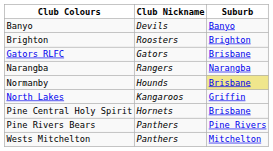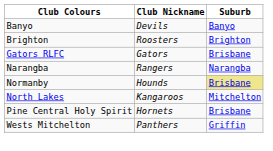(227, 97) Griffin -> (235, 97) Mitchelton
- row: (51, 125)
(235, 139) Mitchelton -> (227, 125) Griffin
